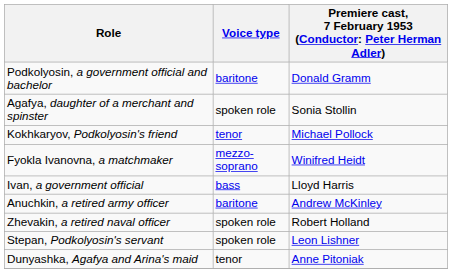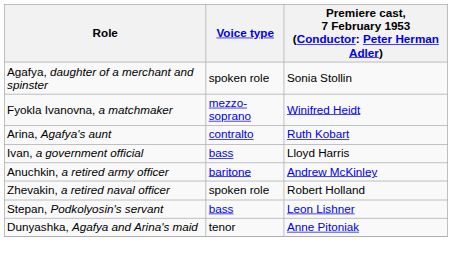- row: (107, 78)
- row: (92, 135)
+ row: (59, 135)
(246, 240) spoken role -> (221, 209) bass
